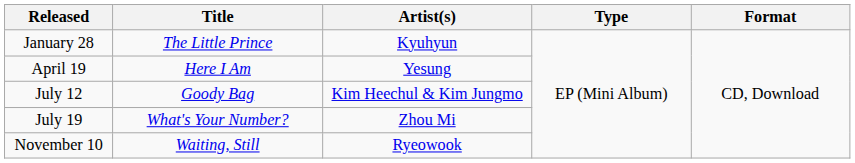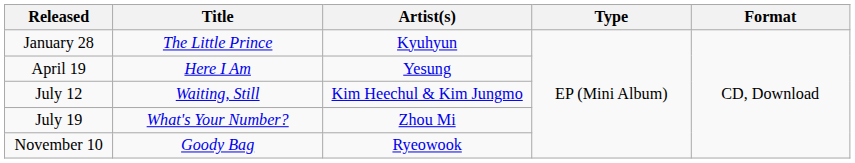(218, 94) Goody Bag -> (218, 94) Waiting, Still
(218, 145) Waiting, Still -> (218, 145) Goody Bag
